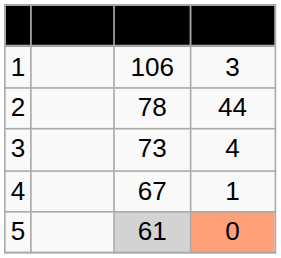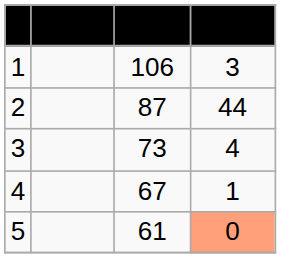(152, 107) 78 -> (152, 107) 87
(152, 231) lightgrey background -> (152, 231) no background
